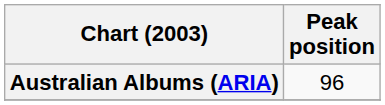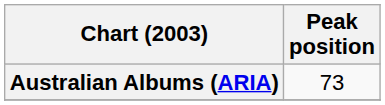(332, 81) 96 -> (332, 81) 73
